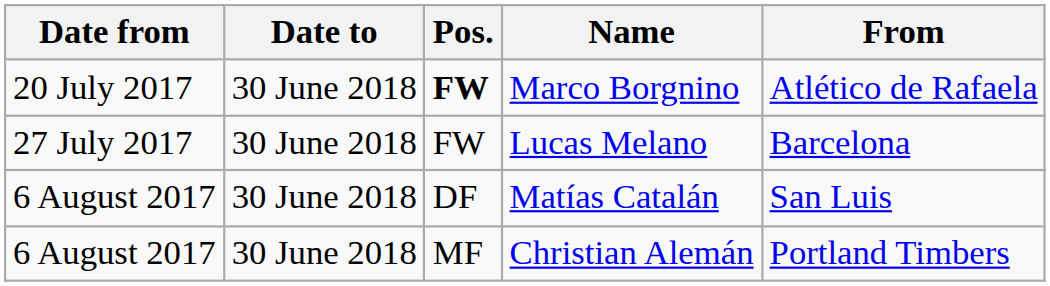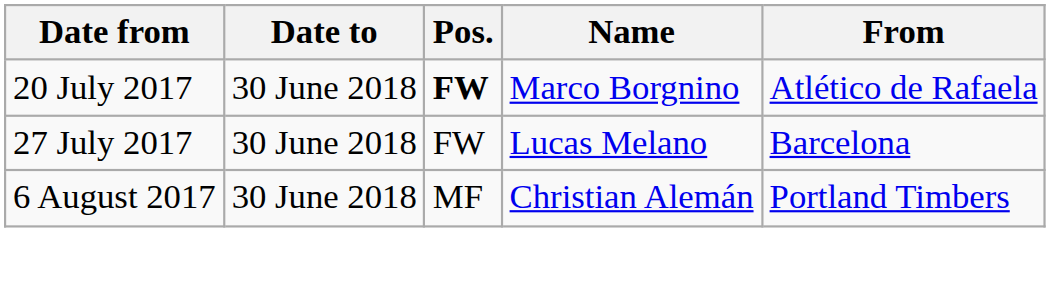- row: (614, 197)
